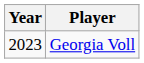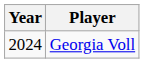(25, 44) 2023 -> (25, 44) 2024
